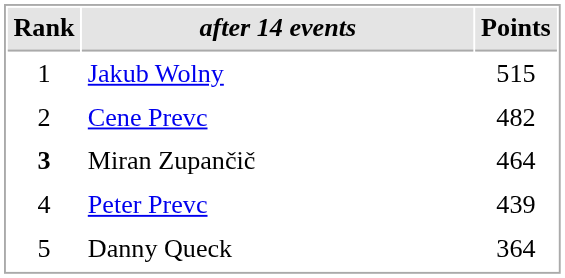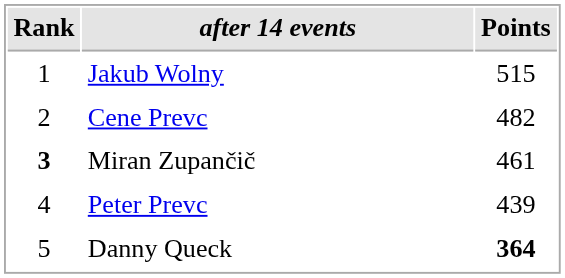(516, 161) 464 -> (516, 161) 461
(516, 248) normal -> (516, 248) bold
